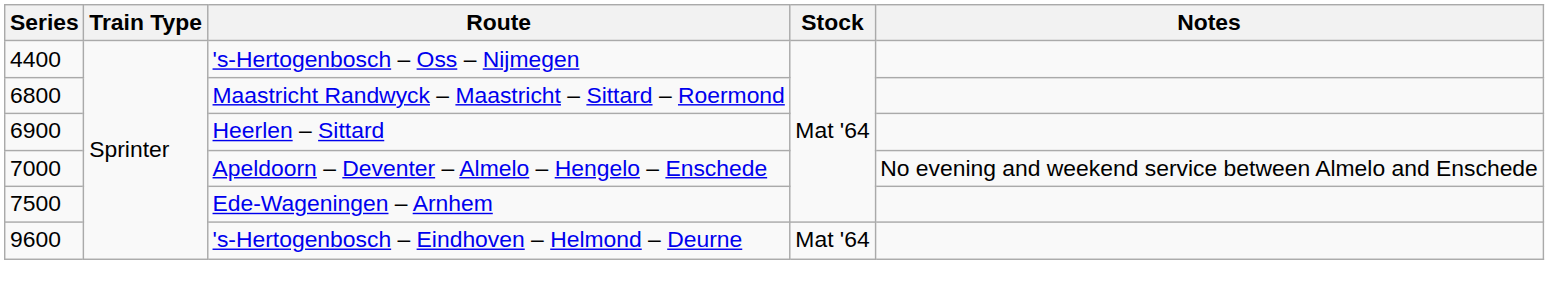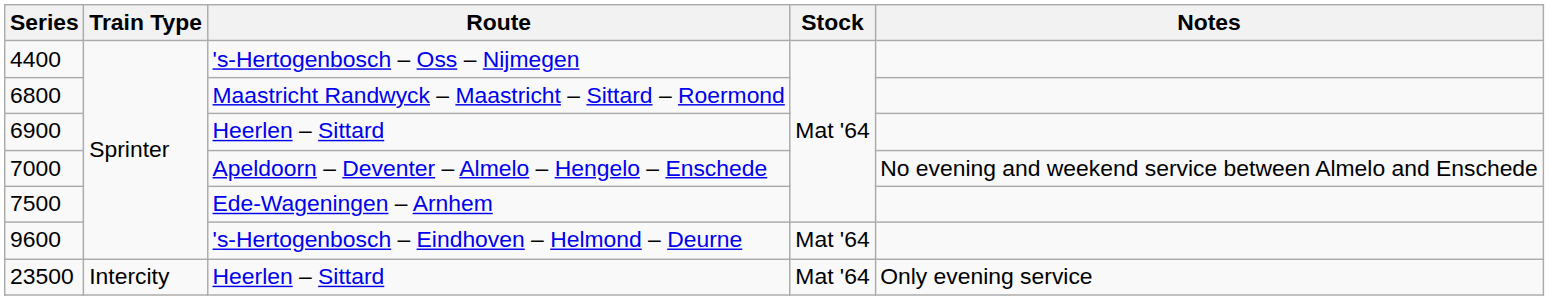+ row: (42, 276)
